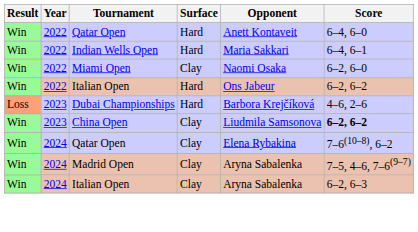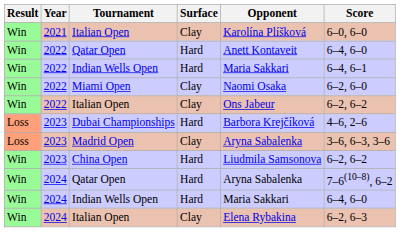+ row: (55, 31)
(192, 86) Hard -> (191, 104) Clay
+ row: (55, 141)
(191, 123) Clay -> (192, 159) Hard
(347, 123) bold -> (347, 159) normal
(191, 143) Clay -> (192, 179) Hard
(260, 143) Elena Rybakina -> (263, 179) Aryna Sabalenka
+ row: (55, 199)
- row: (55, 164)
(263, 184) Aryna Sabalenka -> (260, 217) Elena Rybakina
